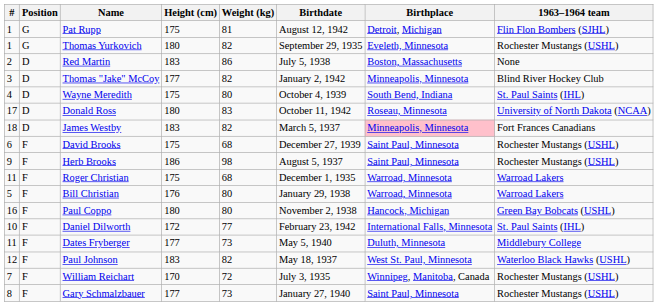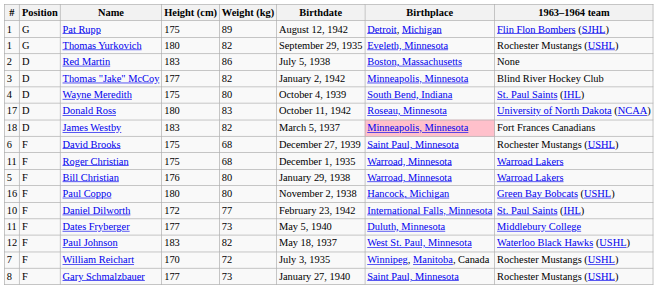(227, 29) 81 -> (227, 29) 89
- row: (89, 161)
